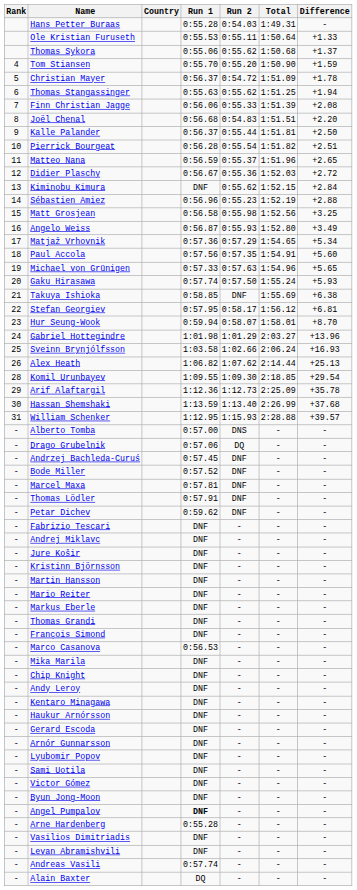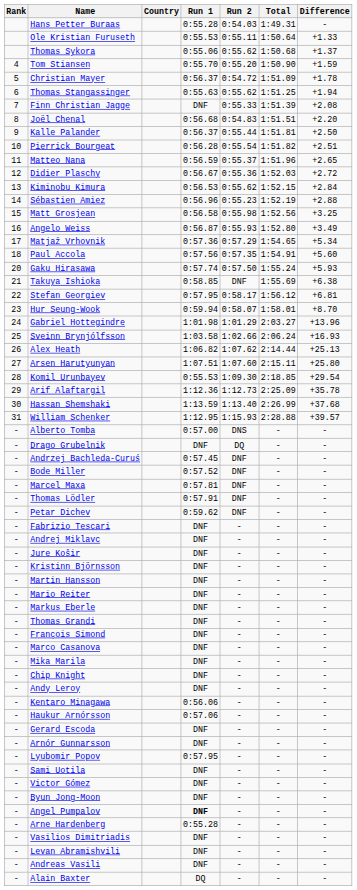(200, 106) 0:56.06 -> (200, 106) DNF
(200, 187) DNF -> (200, 187) 0:56.53
- row: (80, 269)
+ row: (73, 364)
(200, 377) 1:09.55 -> (200, 377) 0:55.53
(200, 445) 0:57.06 -> (200, 445) DNF
(200, 648) 0:56.53 -> (200, 648) DNF
(200, 703) DNF -> (200, 703) 0:56.06
(200, 716) DNF -> (200, 716) 0:57.06
(200, 757) DNF -> (200, 757) 0:57.95
(200, 865) 0:57.74 -> (200, 865) DNF
